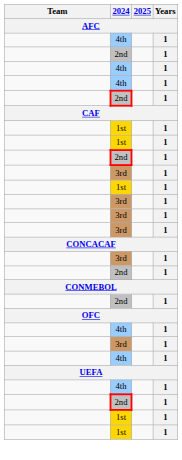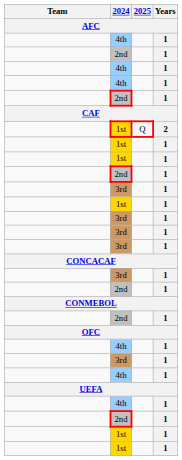+ row: (121, 129)
